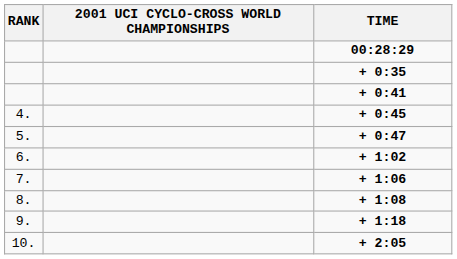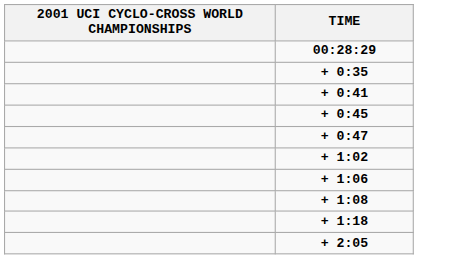- column: (24, 23)
